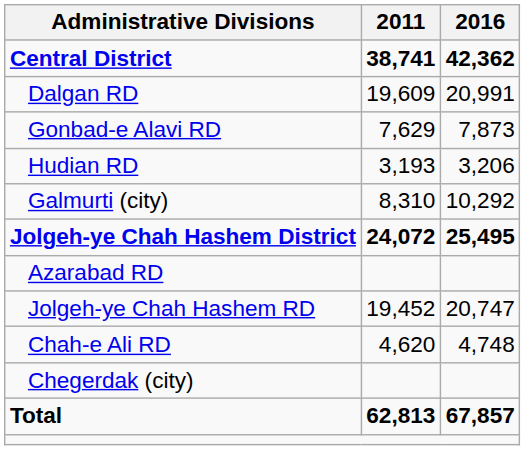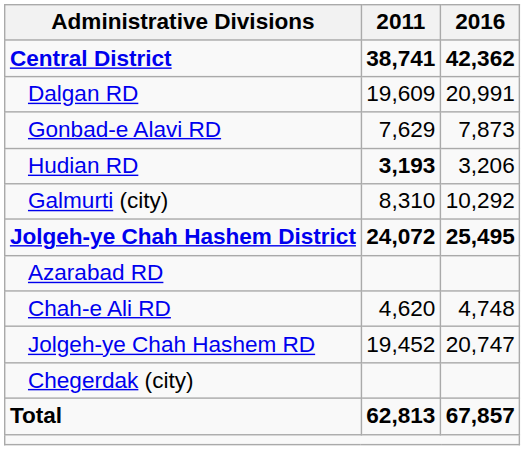(407, 165) normal -> (407, 165) bold
rows swapped: (99, 344) <-> (172, 308)
